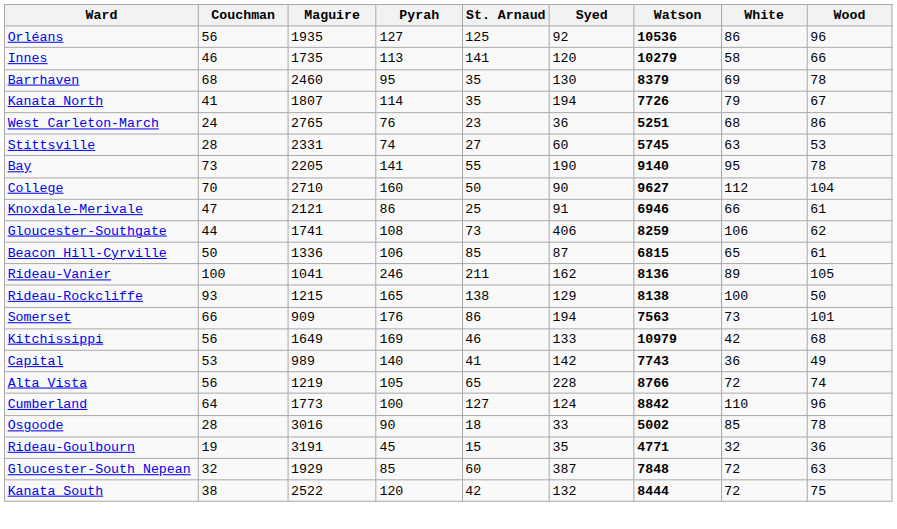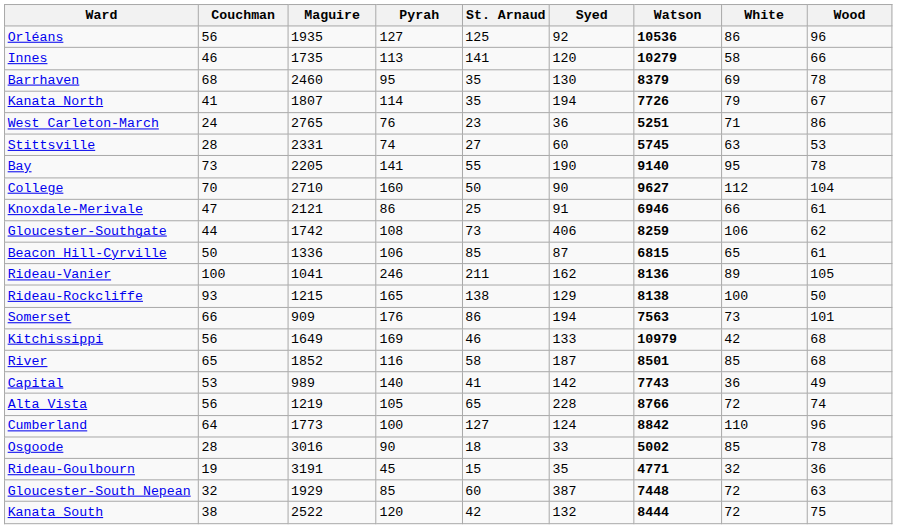(732, 123) 68 -> (732, 123) 71
(307, 231) 1741 -> (307, 231) 1742
+ row: (28, 361)
(653, 469) 7848 -> (653, 491) 7448
